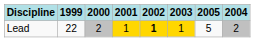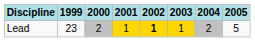columns swapped: (236, 12) <-> (209, 12)
(71, 28) 22 -> (71, 28) 23
